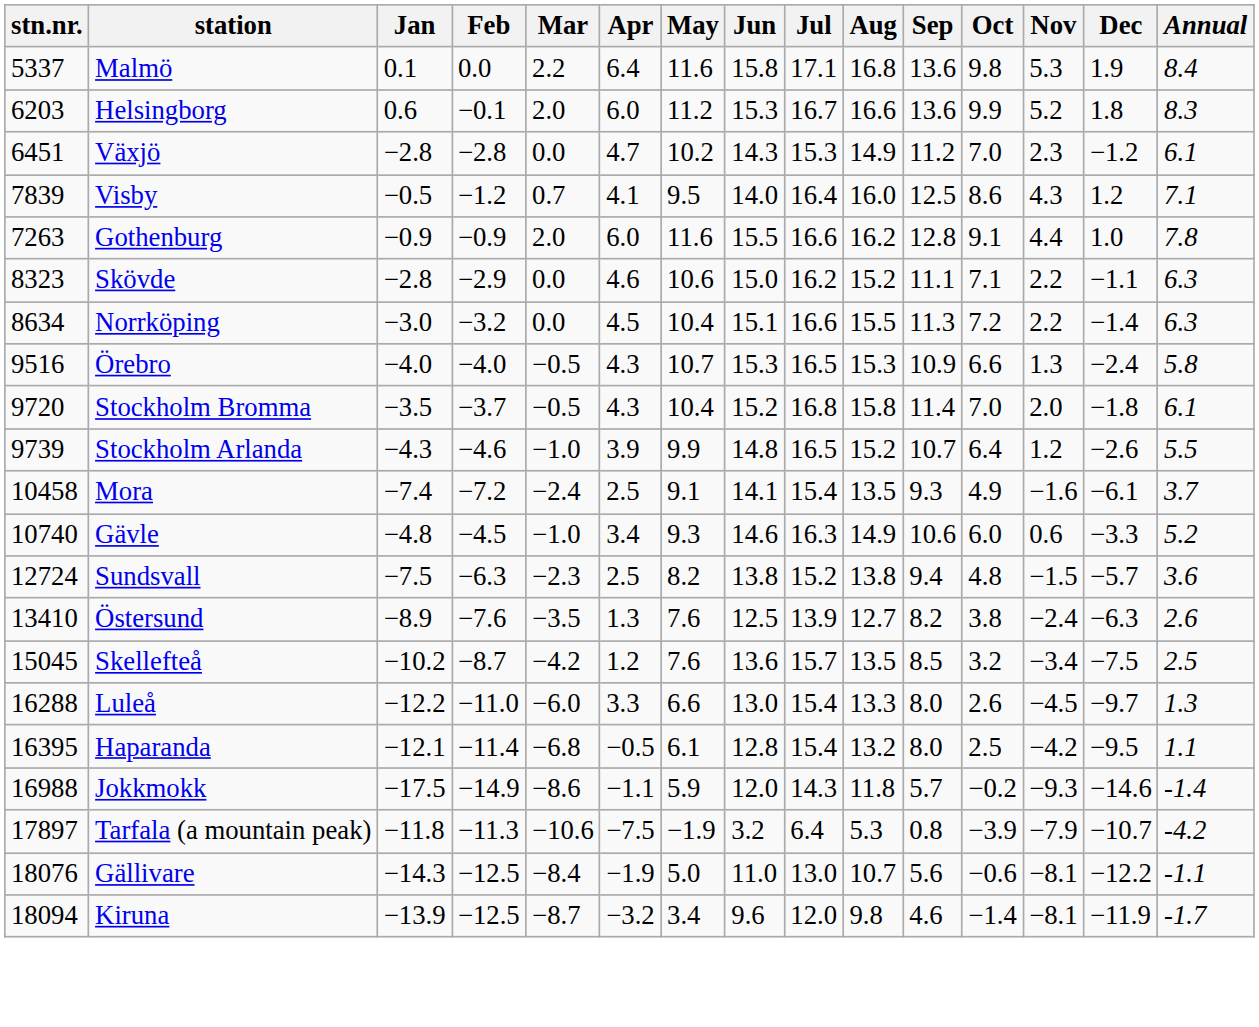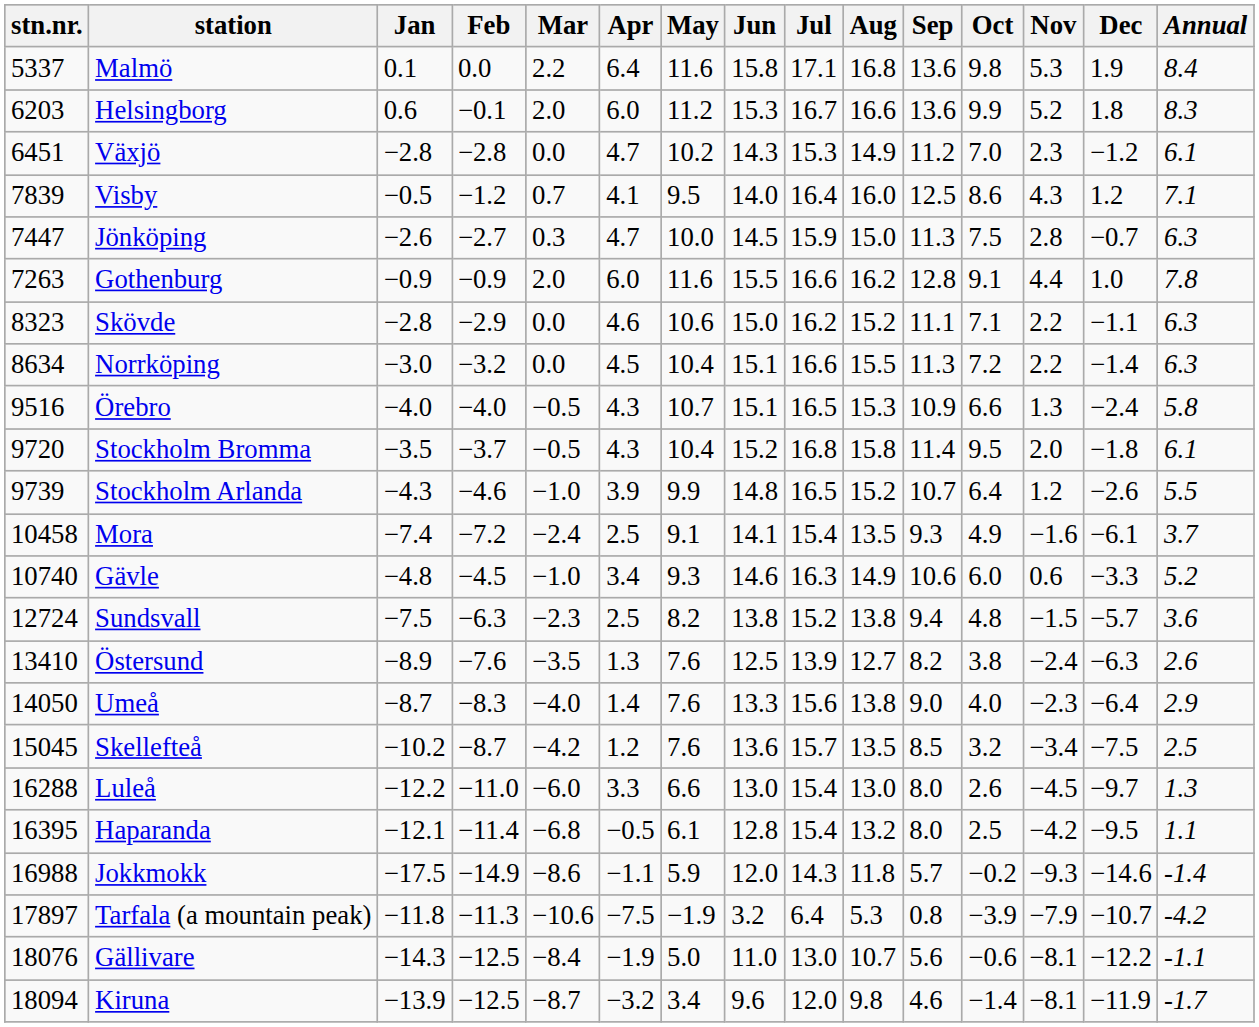+ row: (151, 237)
(755, 364) 15.3 -> (755, 407) 15.1
(985, 407) 7.0 -> (985, 449) 9.5
+ row: (127, 703)
(873, 703) 13.3 -> (873, 788) 13.0
